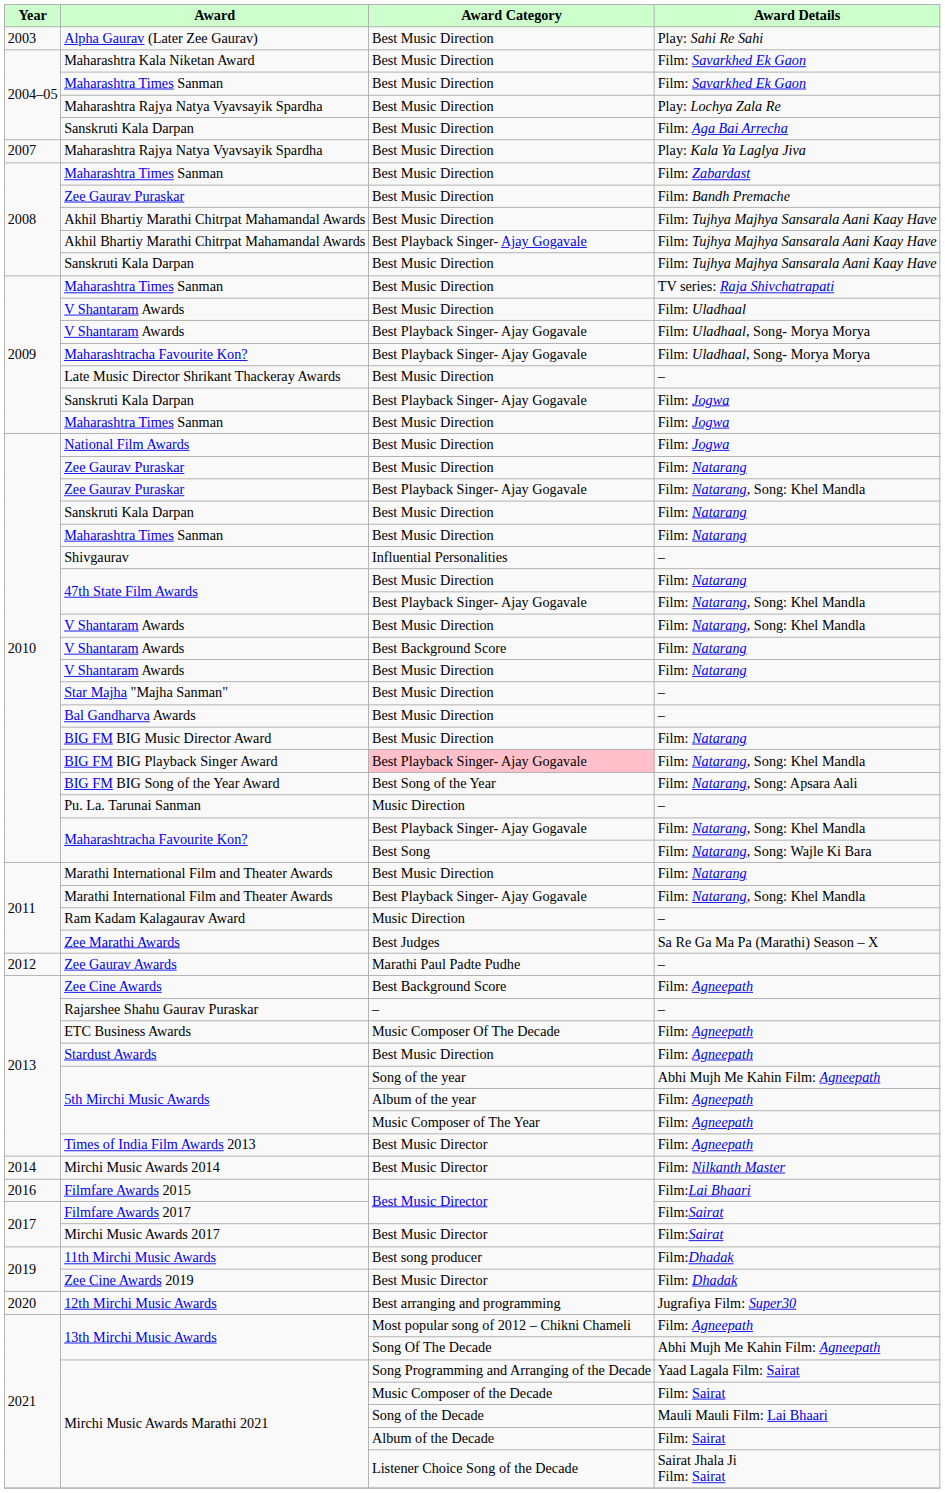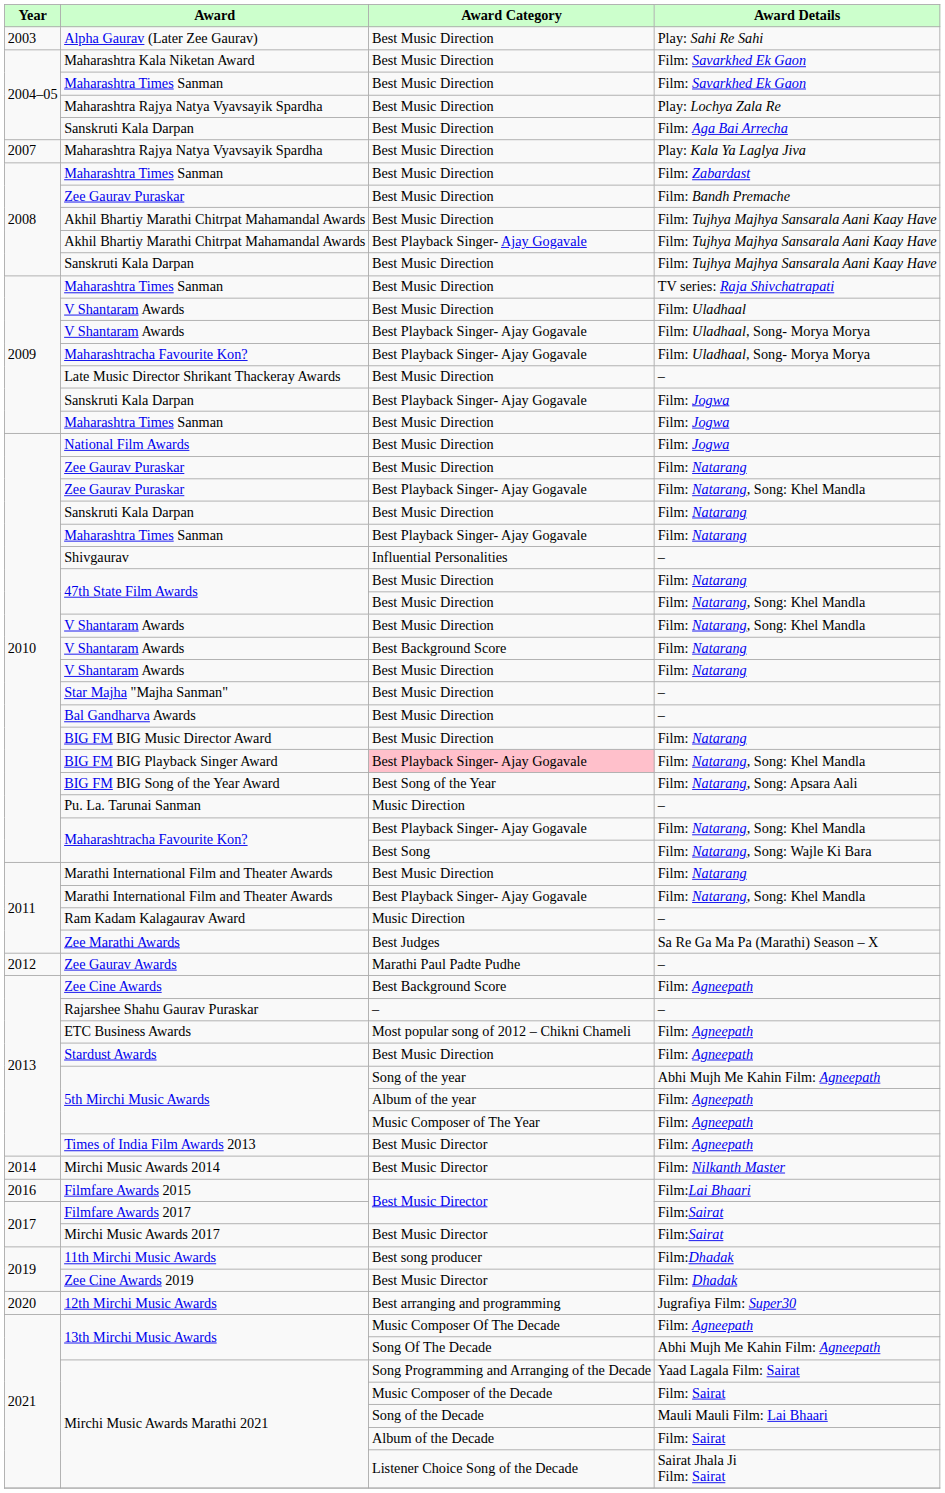(433, 535) Best Music Direction -> (479, 535) Best Playback Singer- Ajay Gogavale
(479, 602) Best Playback Singer- Ajay Gogavale -> (433, 602) Best Music Direction
(466, 1032) Music Composer Of The Decade -> (501, 1032) Most popular song of 2012 – Chikni Chameli
(501, 1325) Most popular song of 2012 – Chikni Chameli -> (466, 1325) Music Composer Of The Decade
